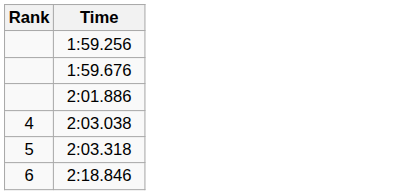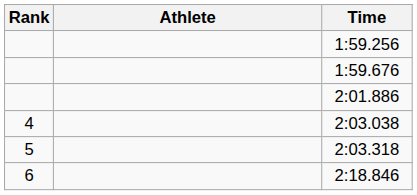+ column: (188, 17)
